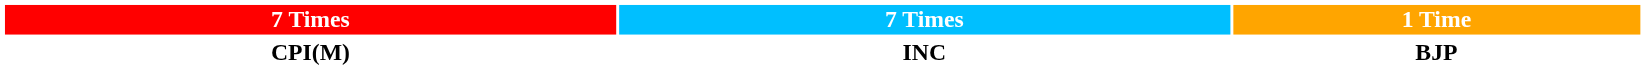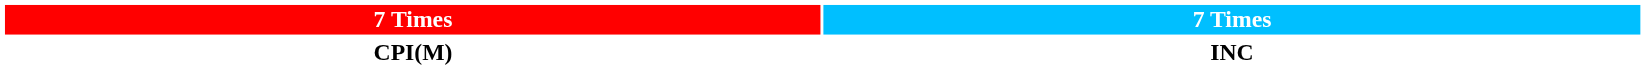- column: (1436, 19)
